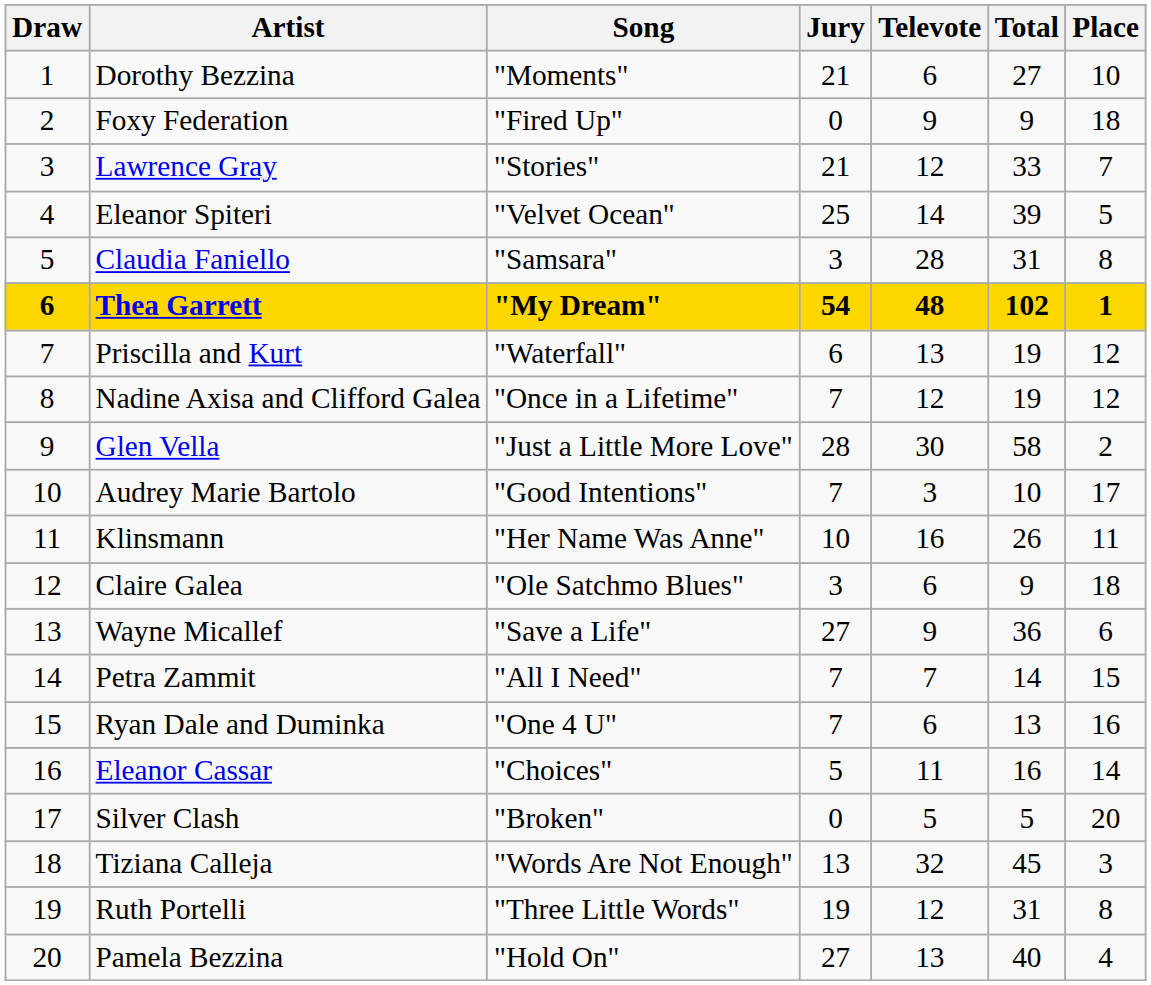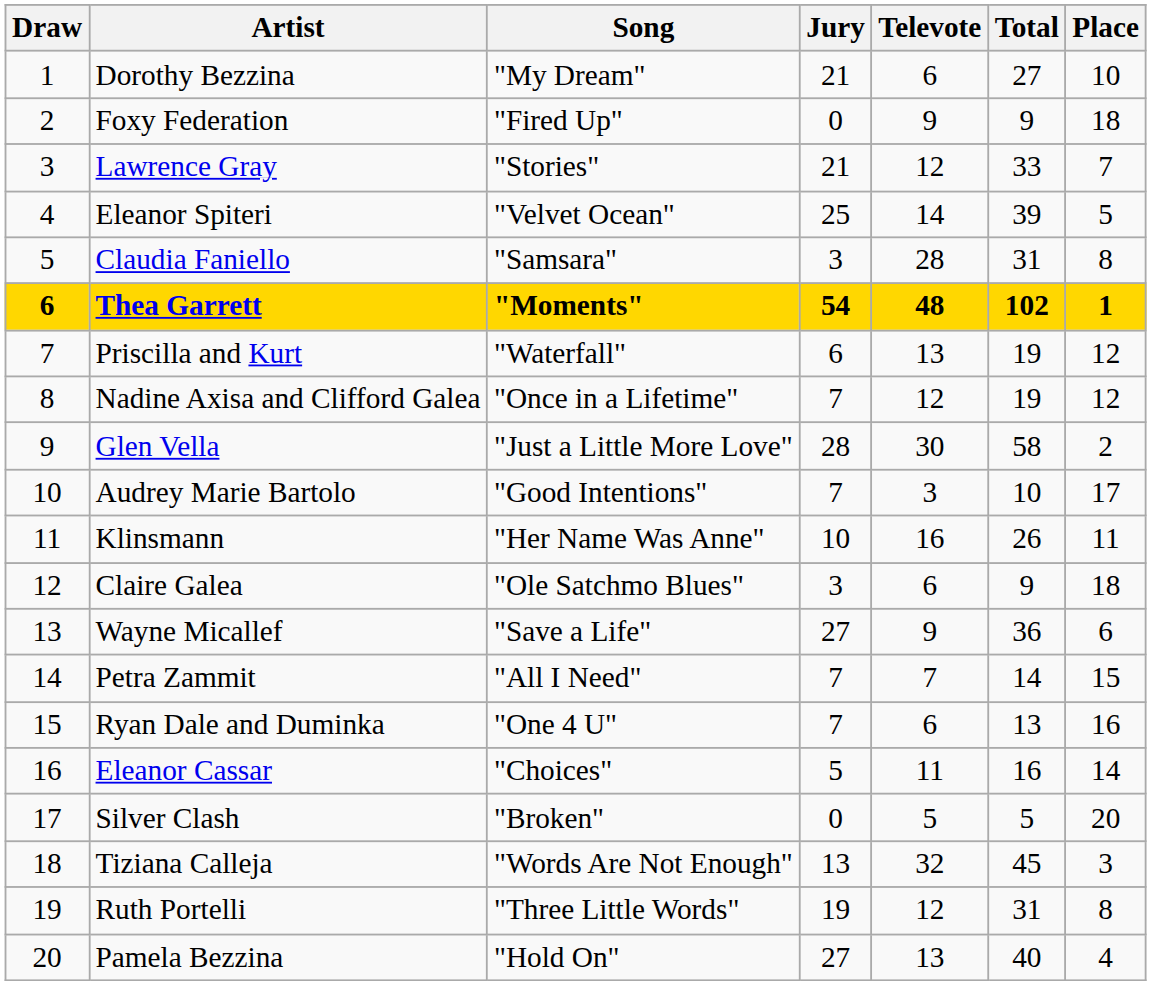(561, 74) "Moments" -> (570, 74) "My Dream"
(578, 306) "My Dream" -> (569, 306) "Moments"
